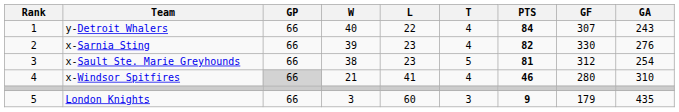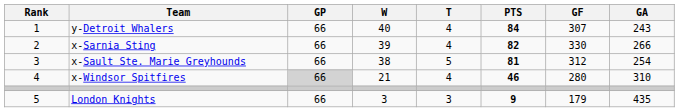- column: (410, 13)
(645, 45) 276 -> (642, 45) 266
